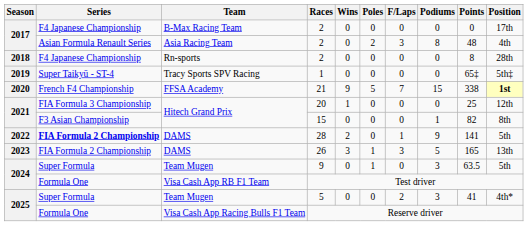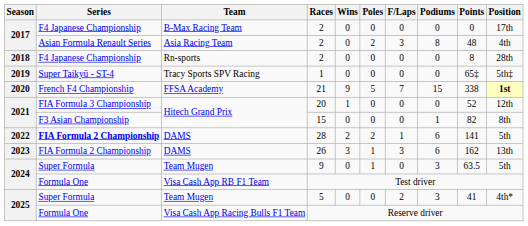(472, 105) 25 -> (472, 105) 52
(373, 136) 0 -> (373, 136) 2
(437, 136) 9 -> (437, 136) 6
(437, 151) 5 -> (437, 151) 6
(472, 151) 165 -> (472, 151) 162
